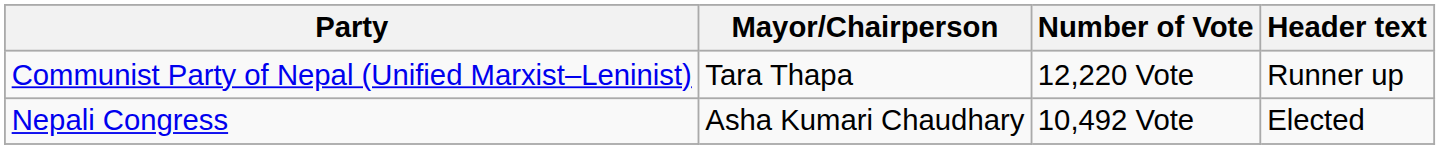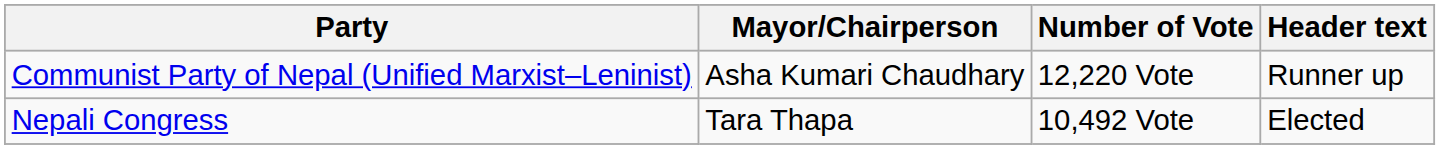(779, 74) Tara Thapa -> (865, 74) Asha Kumari Chaudhary
(865, 120) Asha Kumari Chaudhary -> (779, 120) Tara Thapa
